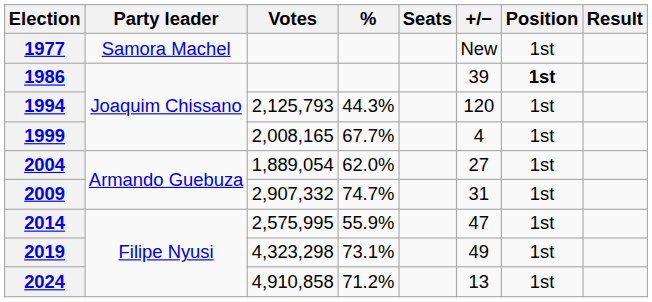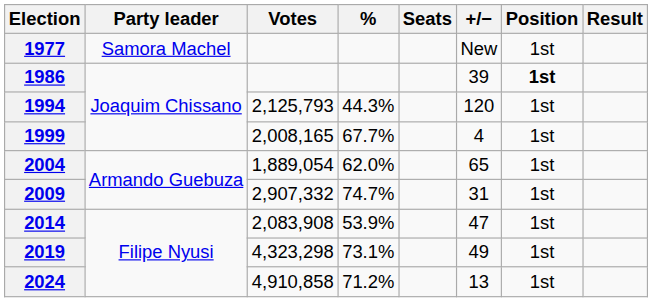(479, 164) 27 -> (479, 164) 65
(293, 223) 2,575,995 -> (293, 223) 2,083,908
(368, 223) 55.9% -> (368, 223) 53.9%
